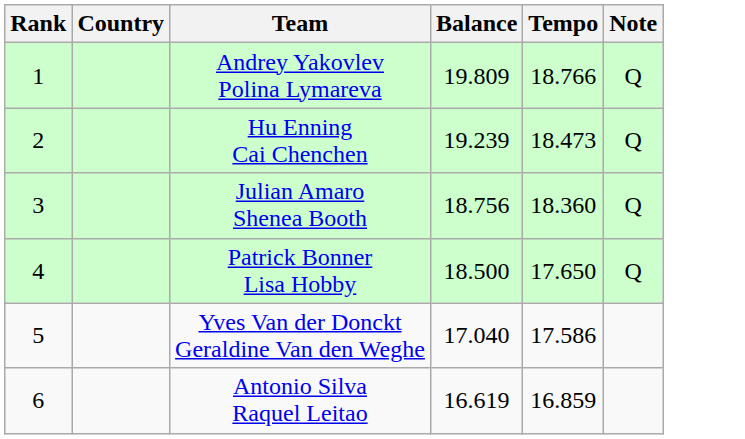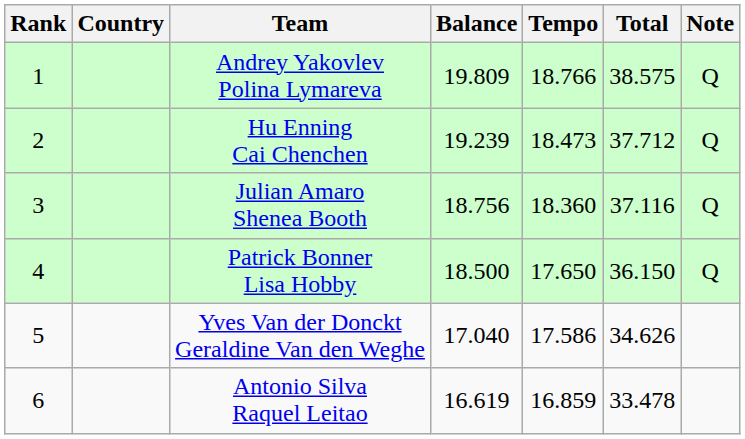+ column: (642, 23)
